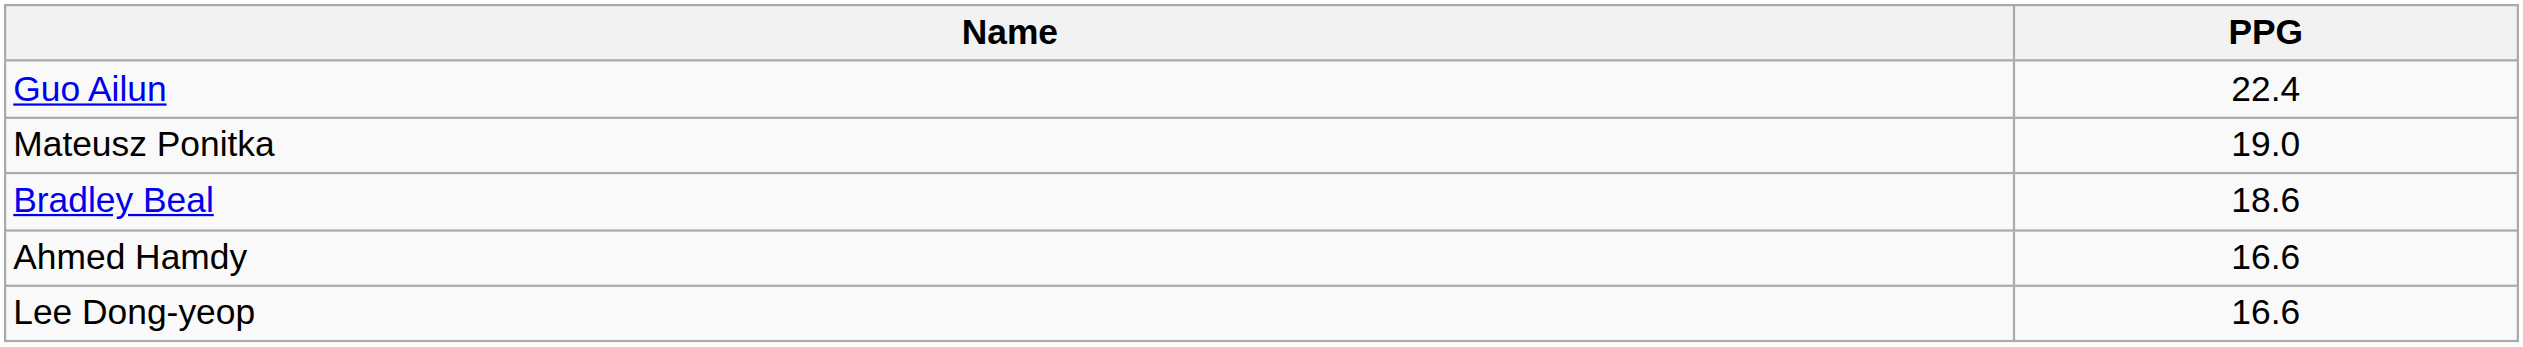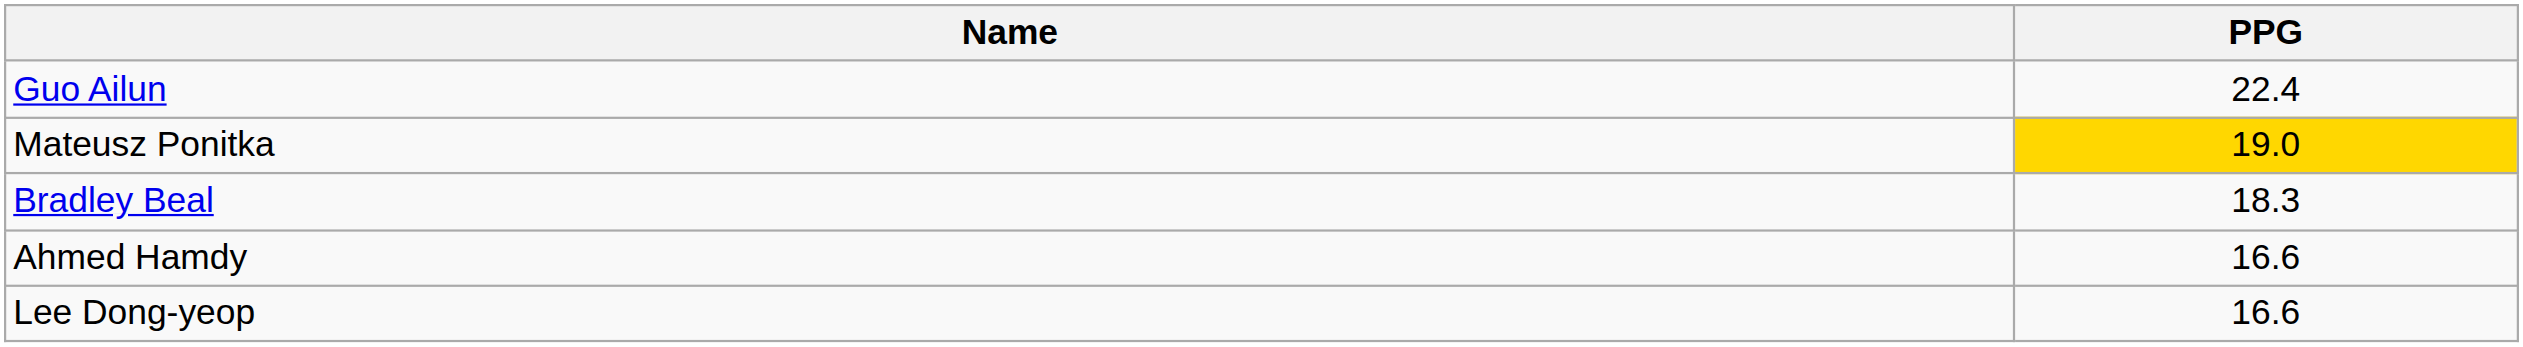(2266, 144) no background -> (2266, 144) gold background
(2266, 200) 18.6 -> (2266, 200) 18.3
